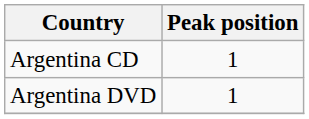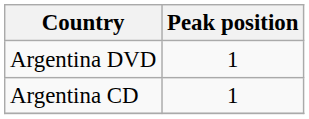rows swapped: (74, 58) <-> (83, 95)
